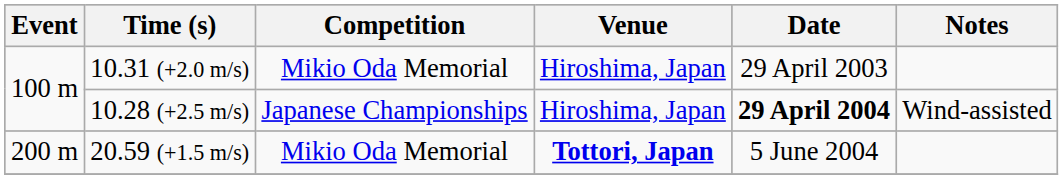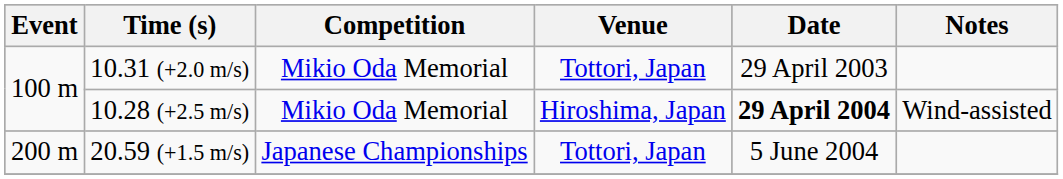(633, 67) Hiroshima, Japan -> (633, 67) Tottori, Japan
(395, 109) Japanese Championships -> (395, 109) Mikio Oda Memorial
(395, 151) Mikio Oda Memorial -> (395, 151) Japanese Championships
(633, 151) bold -> (633, 151) normal
